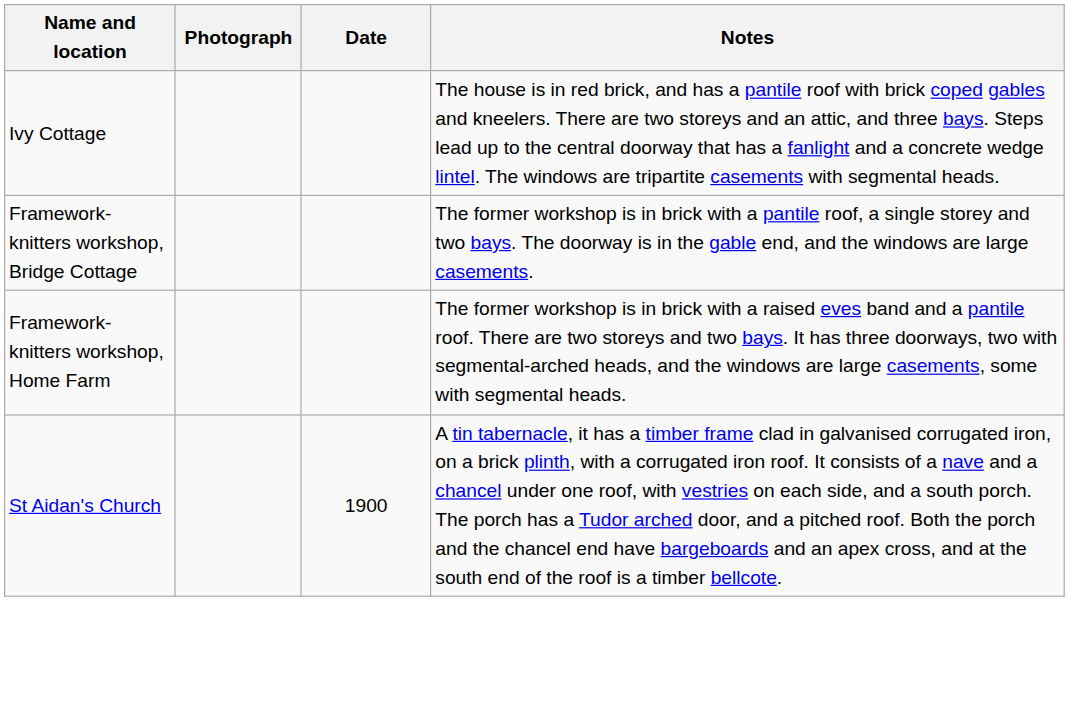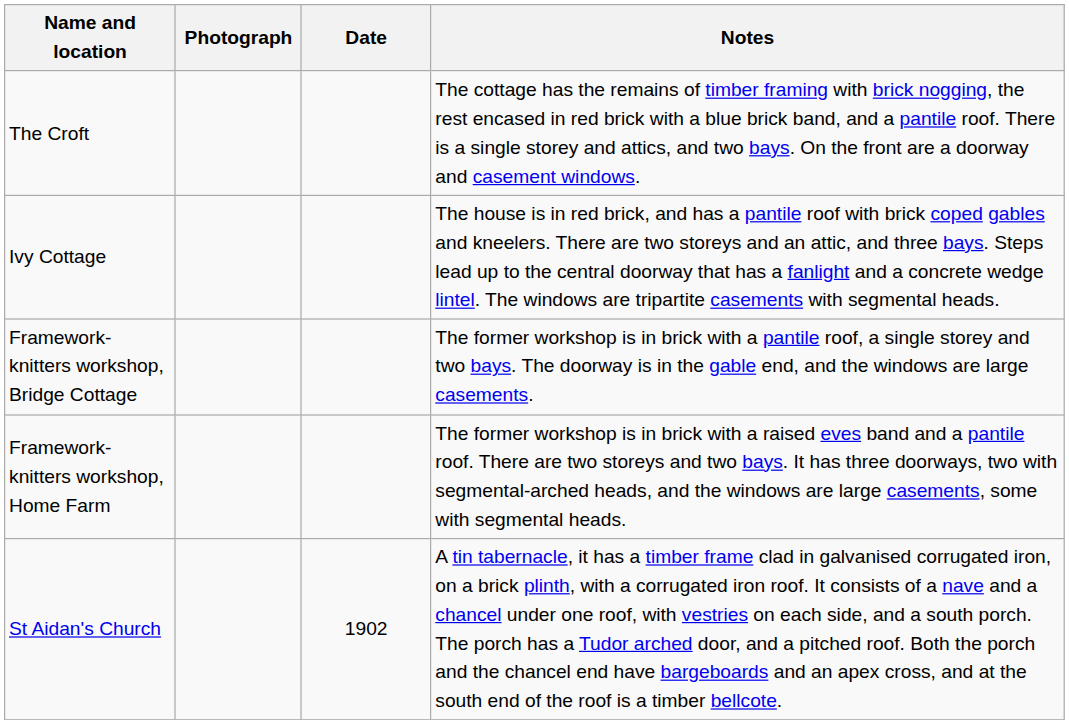+ row: (49, 132)
(366, 505) 1900 -> (366, 629) 1902
